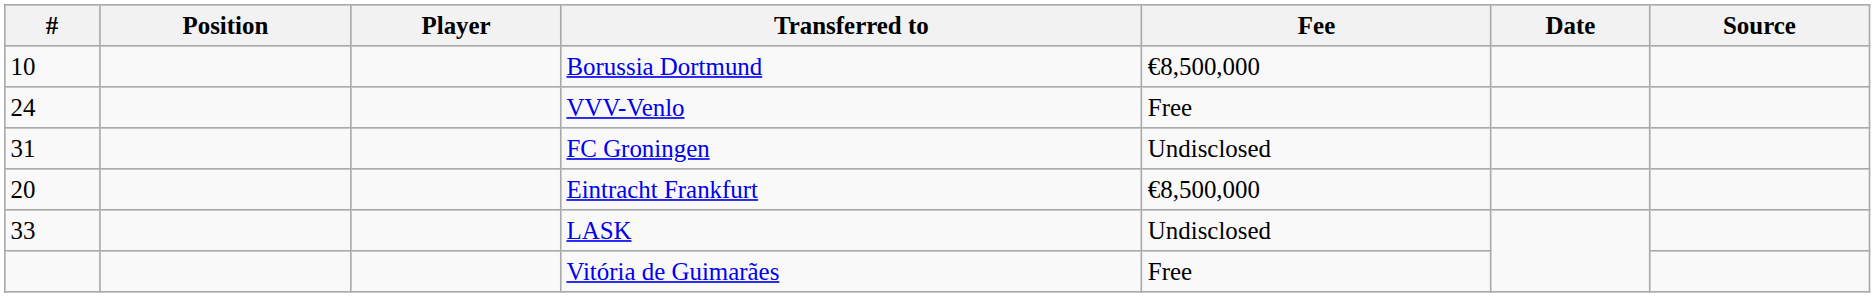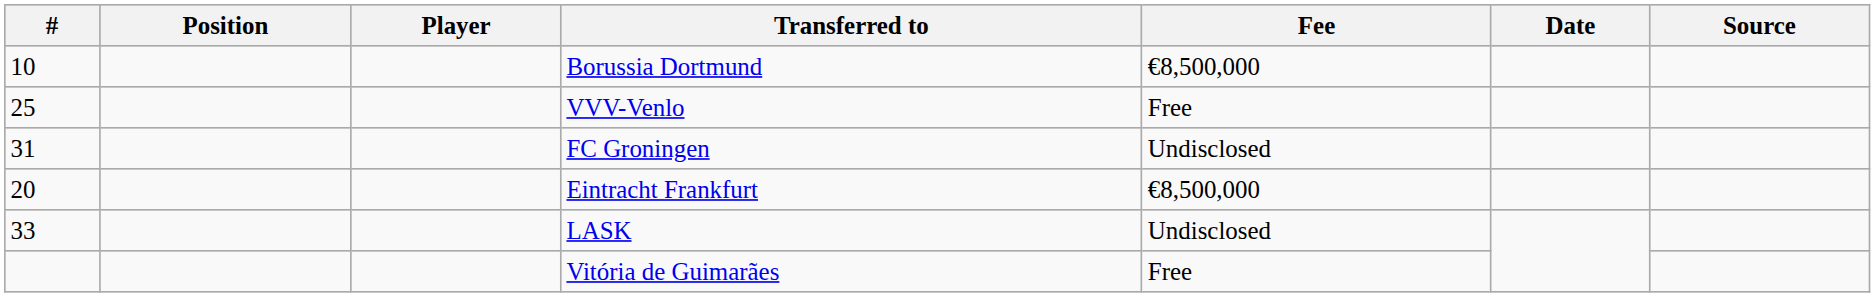(23, 107) 24 -> (23, 107) 25
